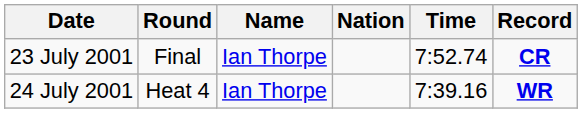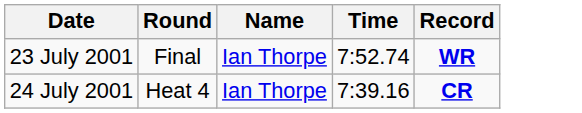- column: (371, 21)
(535, 56) CR -> (457, 56) WR
(535, 90) WR -> (457, 90) CR
